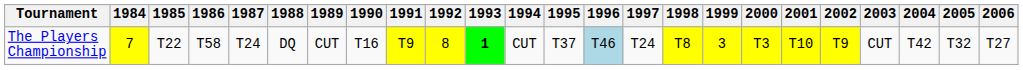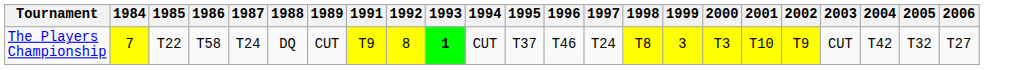- column: (367, 16)
(603, 46) lightblue background -> (564, 46) no background
